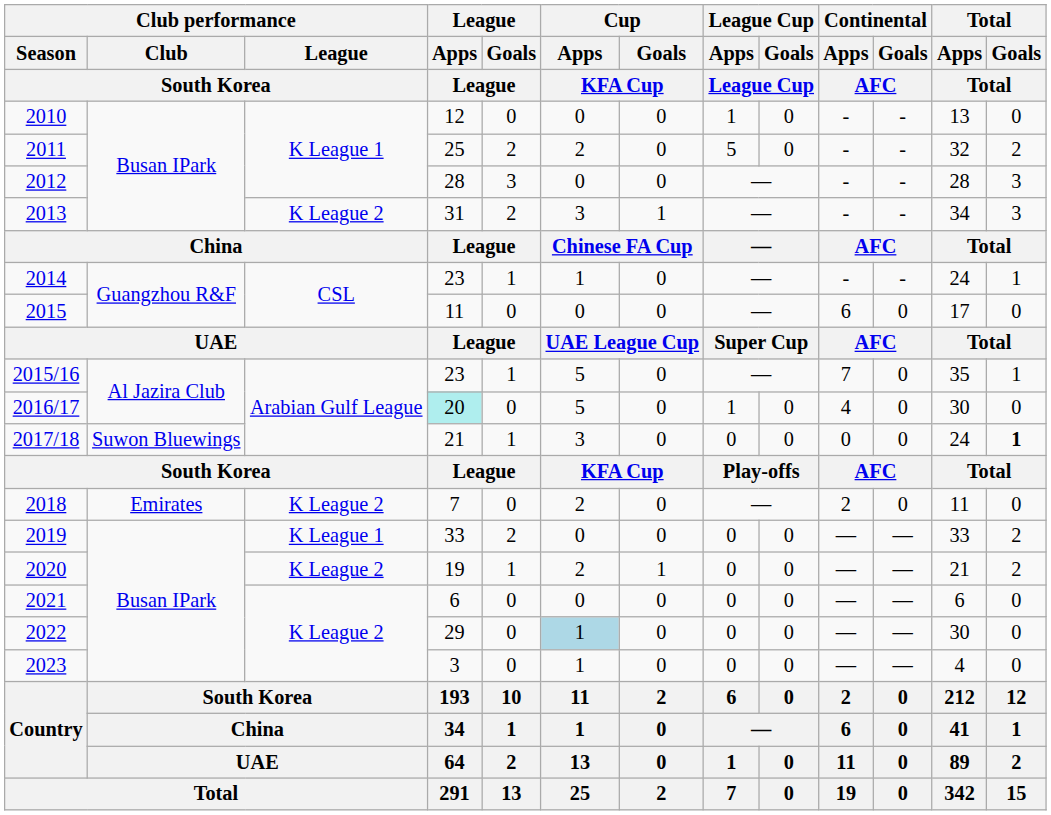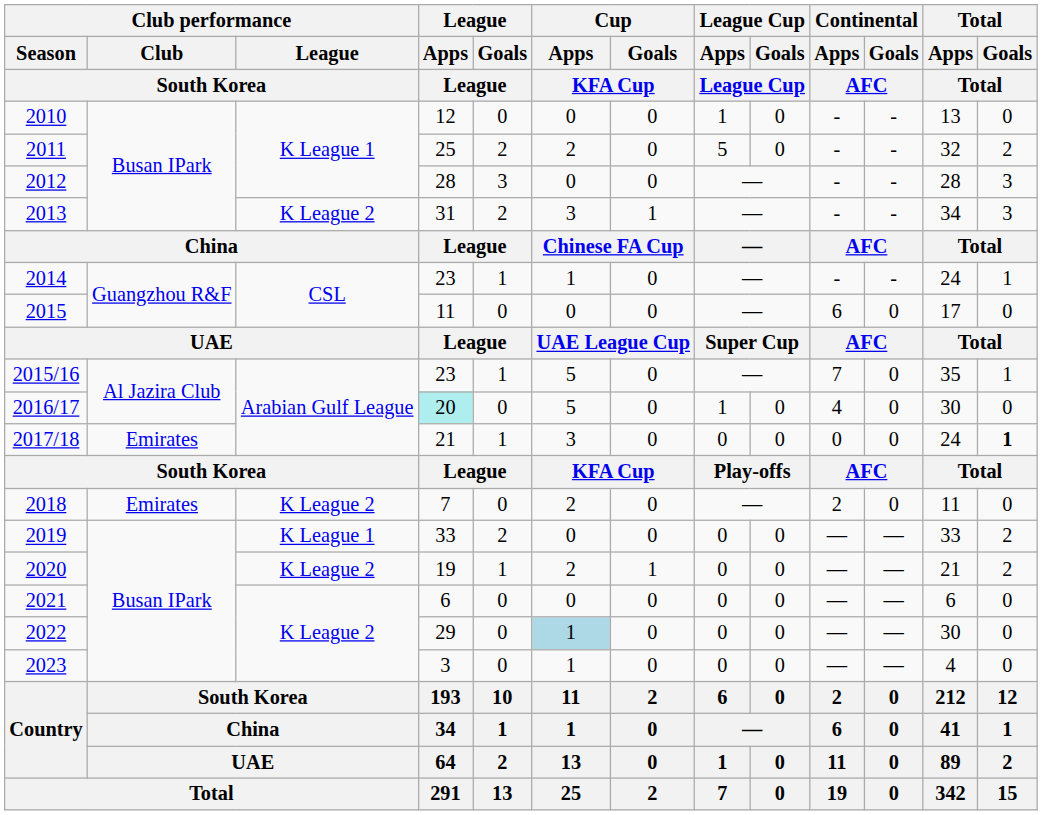(166, 439) Suwon Bluewings -> (162, 439) Emirates
